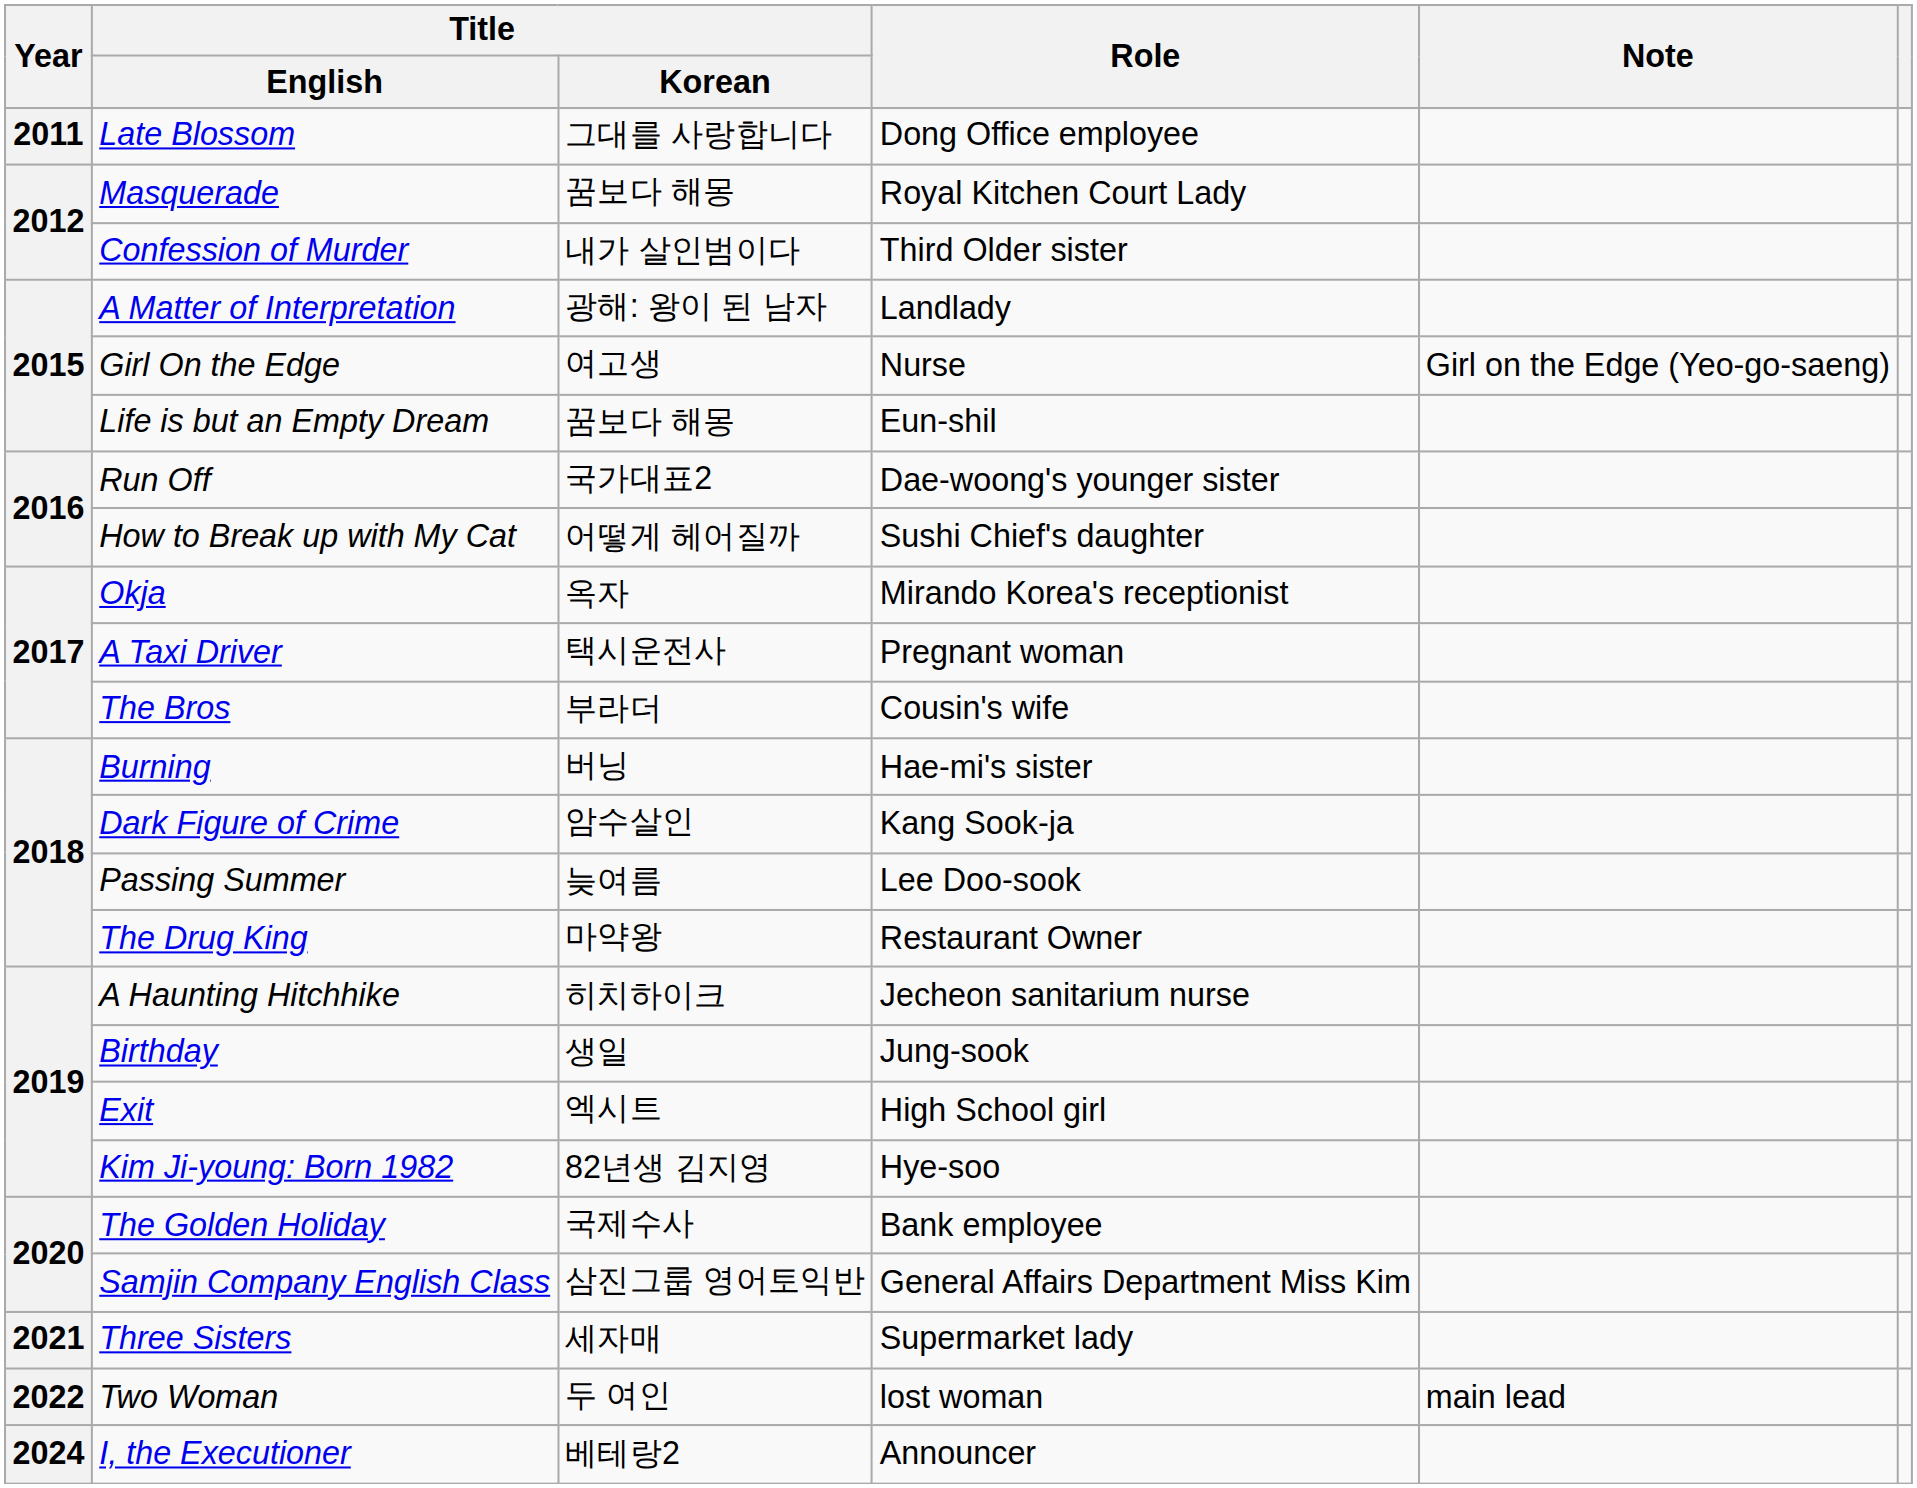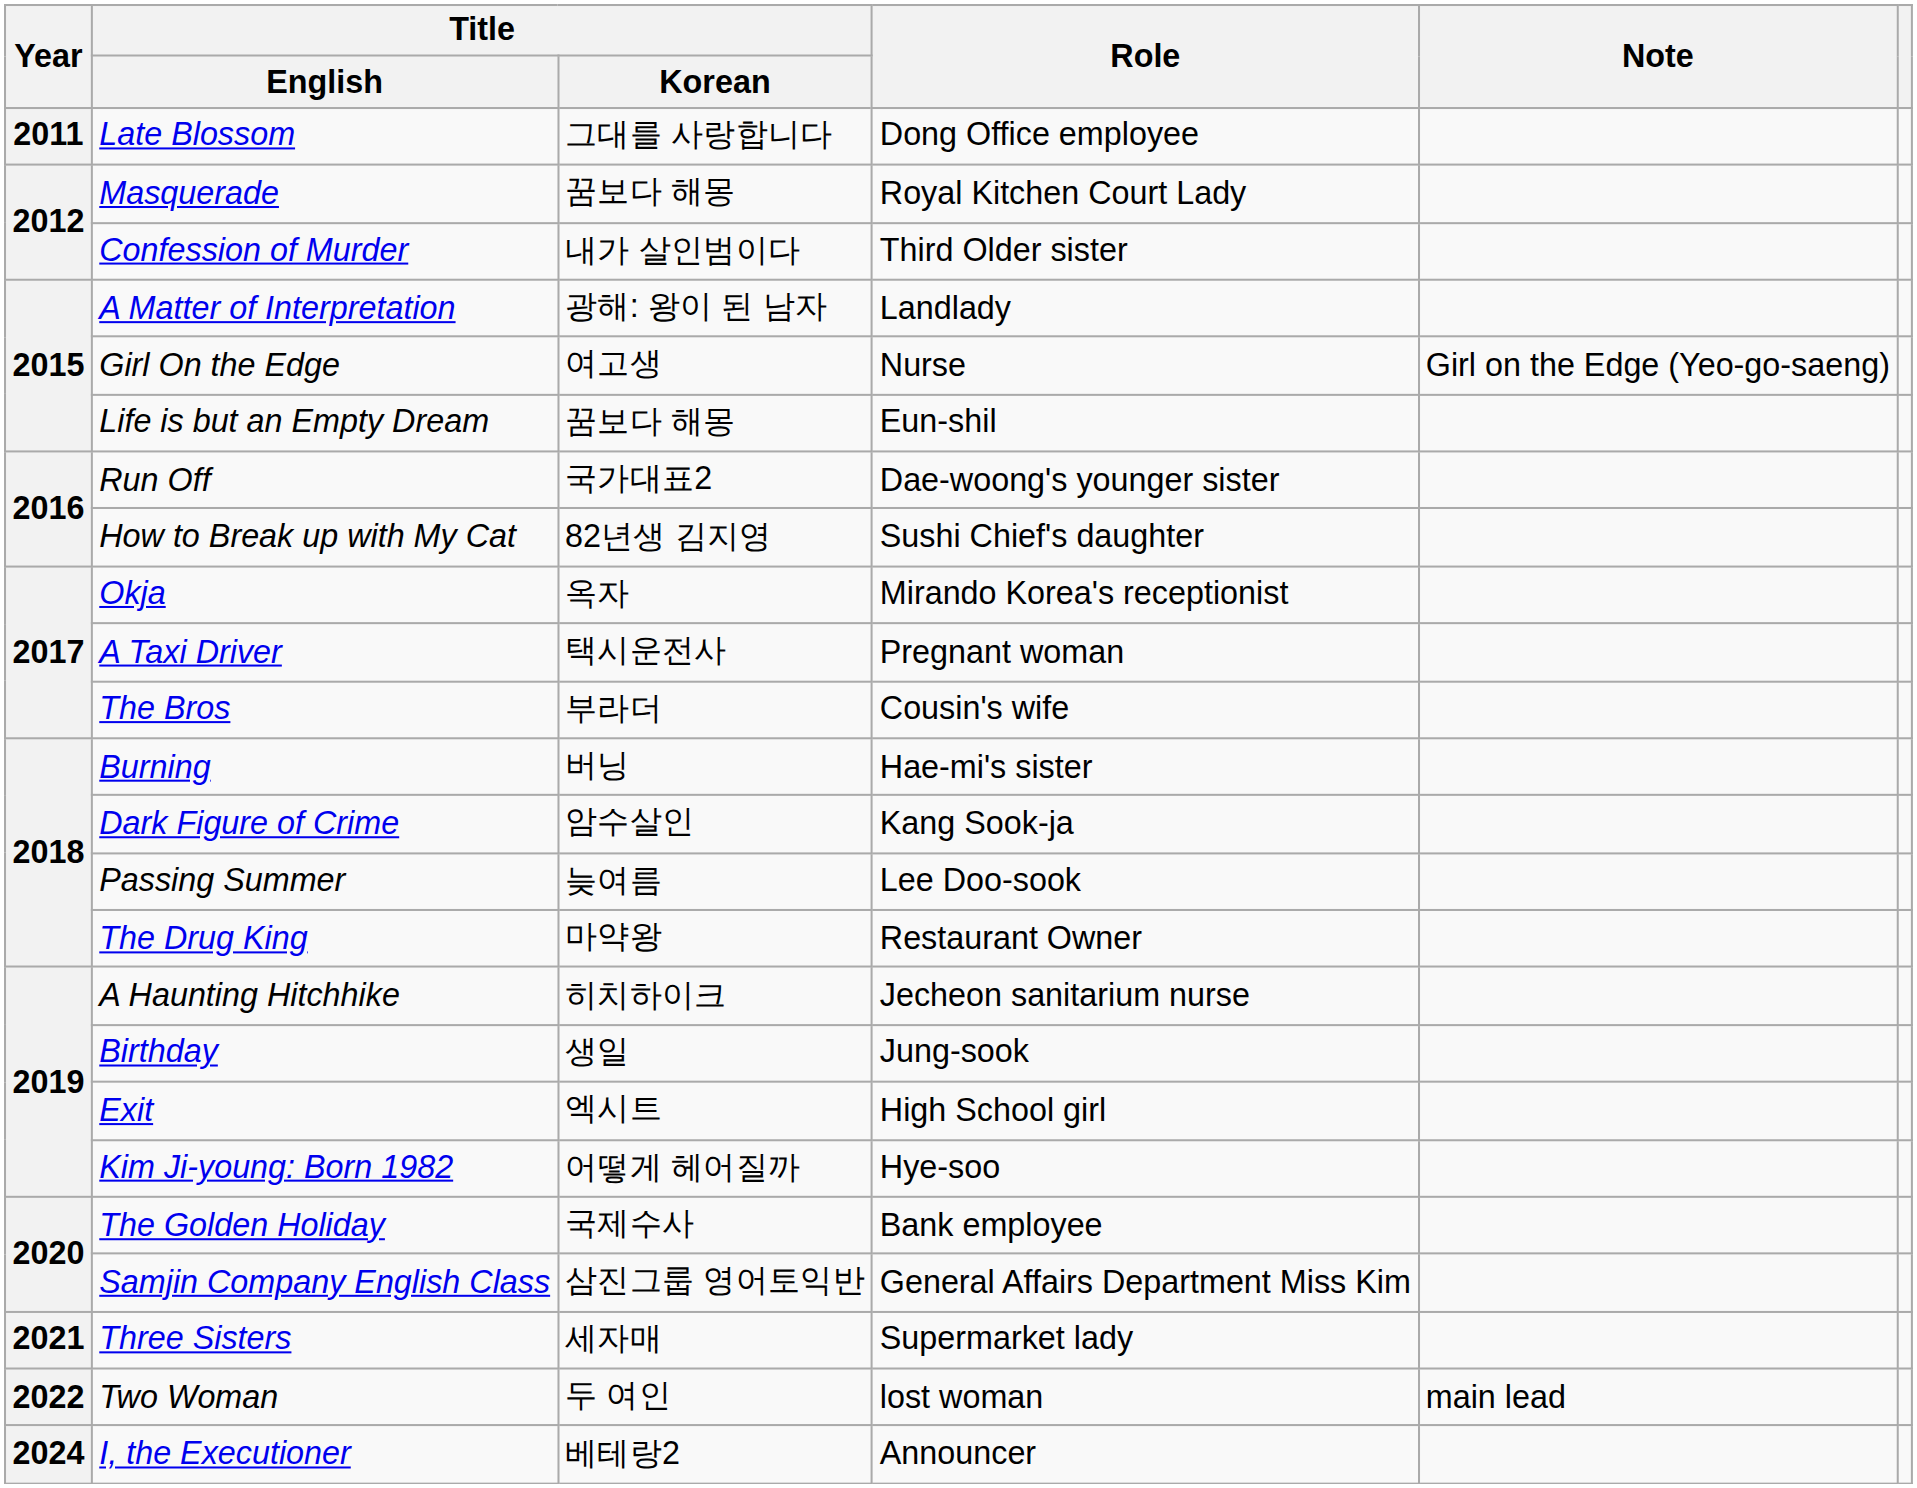(683, 535) 어떻게 헤어질까 -> (668, 535) 82년생 김지영
(668, 1166) 82년생 김지영 -> (683, 1166) 어떻게 헤어질까
